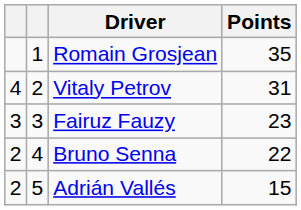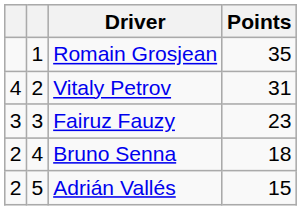(280, 154) 22 -> (280, 154) 18
